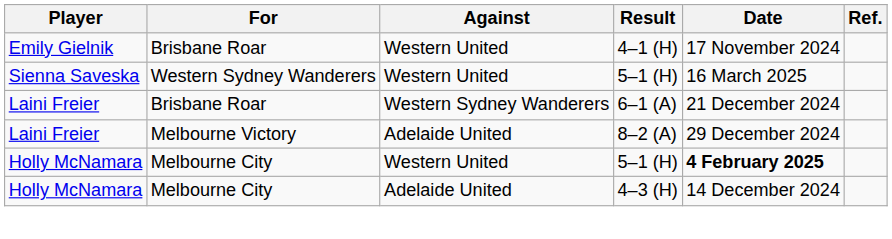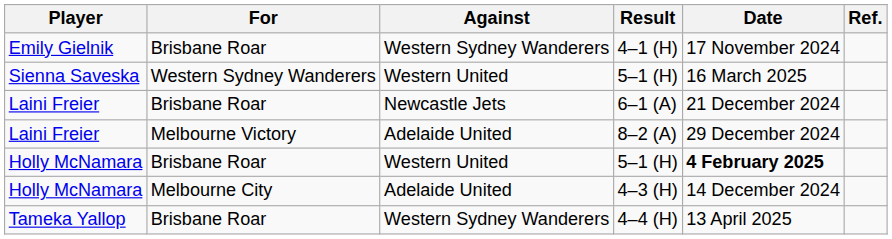(446, 47) Western United -> (497, 47) Western Sydney Wanderers
(497, 104) Western Sydney Wanderers -> (445, 104) Newcastle Jets
(211, 162) Melbourne City -> (208, 162) Brisbane Roar
+ row: (67, 219)
